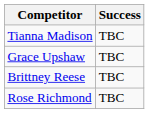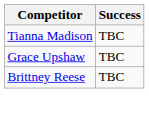- row: (50, 98)
